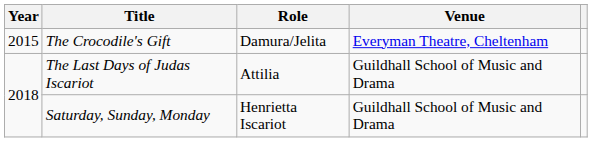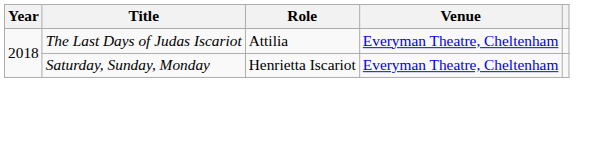- row: (108, 41)
(447, 74) Guildhall School of Music and Drama -> (461, 41) Everyman Theatre, Cheltenham
(447, 115) Guildhall School of Music and Drama -> (461, 65) Everyman Theatre, Cheltenham
